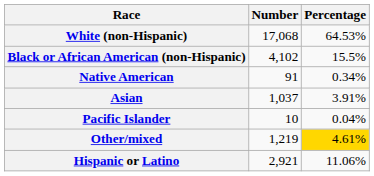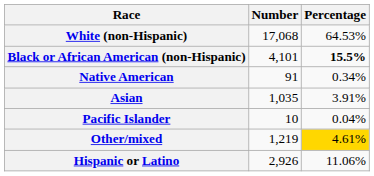(283, 56) 4,102 -> (283, 56) 4,101
(349, 56) normal -> (348, 56) bold
(283, 98) 1,037 -> (283, 98) 1,035
(283, 160) 2,921 -> (283, 160) 2,926
